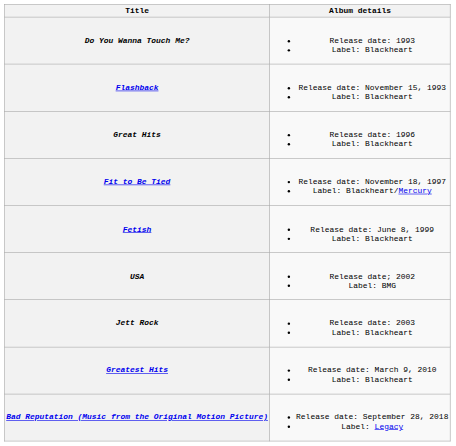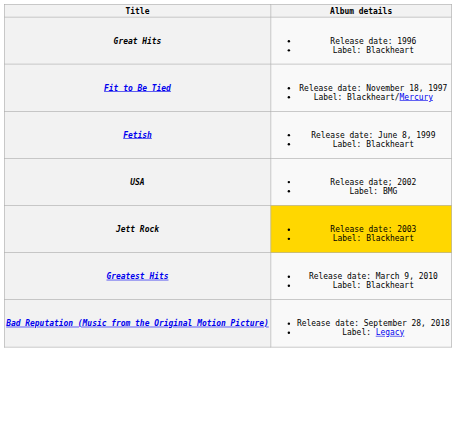- row: (137, 41)
- row: (137, 88)
(360, 328) no background -> (361, 234) gold background
